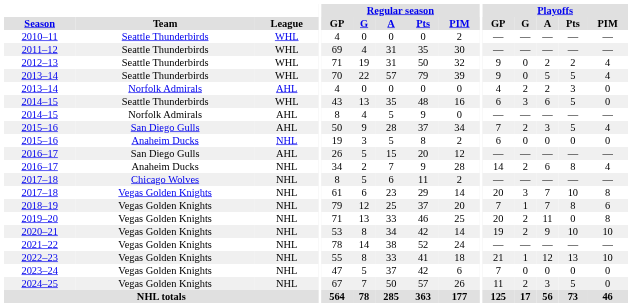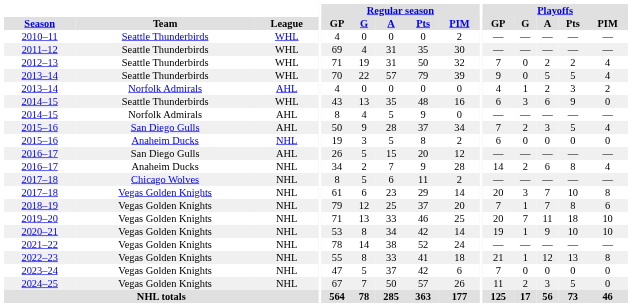(498, 62) 9 -> (498, 62) 7
(525, 88) 2 -> (525, 88) 1
(608, 88) 0 -> (608, 88) 2
(573, 101) 5 -> (573, 101) 9
(525, 218) 2 -> (525, 218) 7
(573, 218) 0 -> (573, 218) 18
(608, 218) 8 -> (608, 218) 10
(525, 231) 2 -> (525, 231) 1
(608, 257) 10 -> (608, 257) 8
